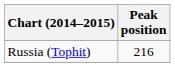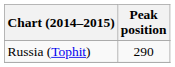(144, 51) 216 -> (144, 51) 290
